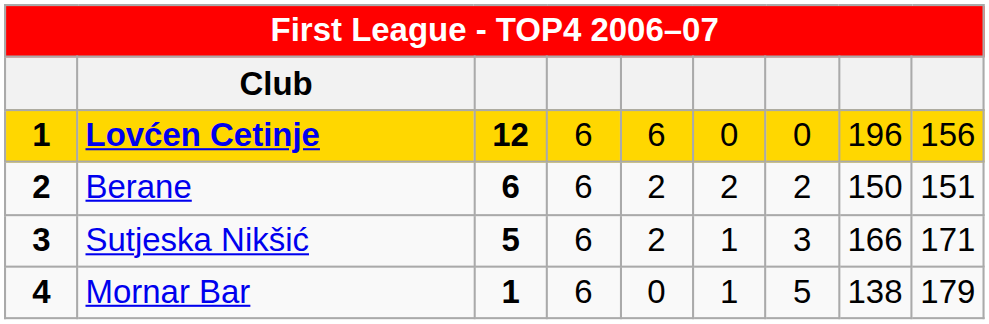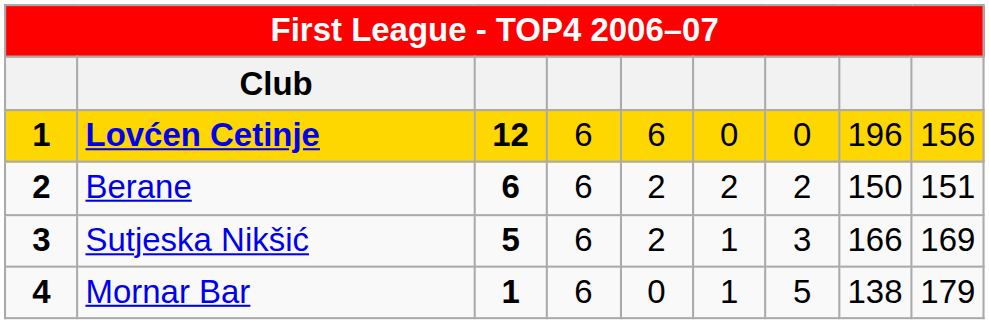(948, 239) 171 -> (948, 239) 169
